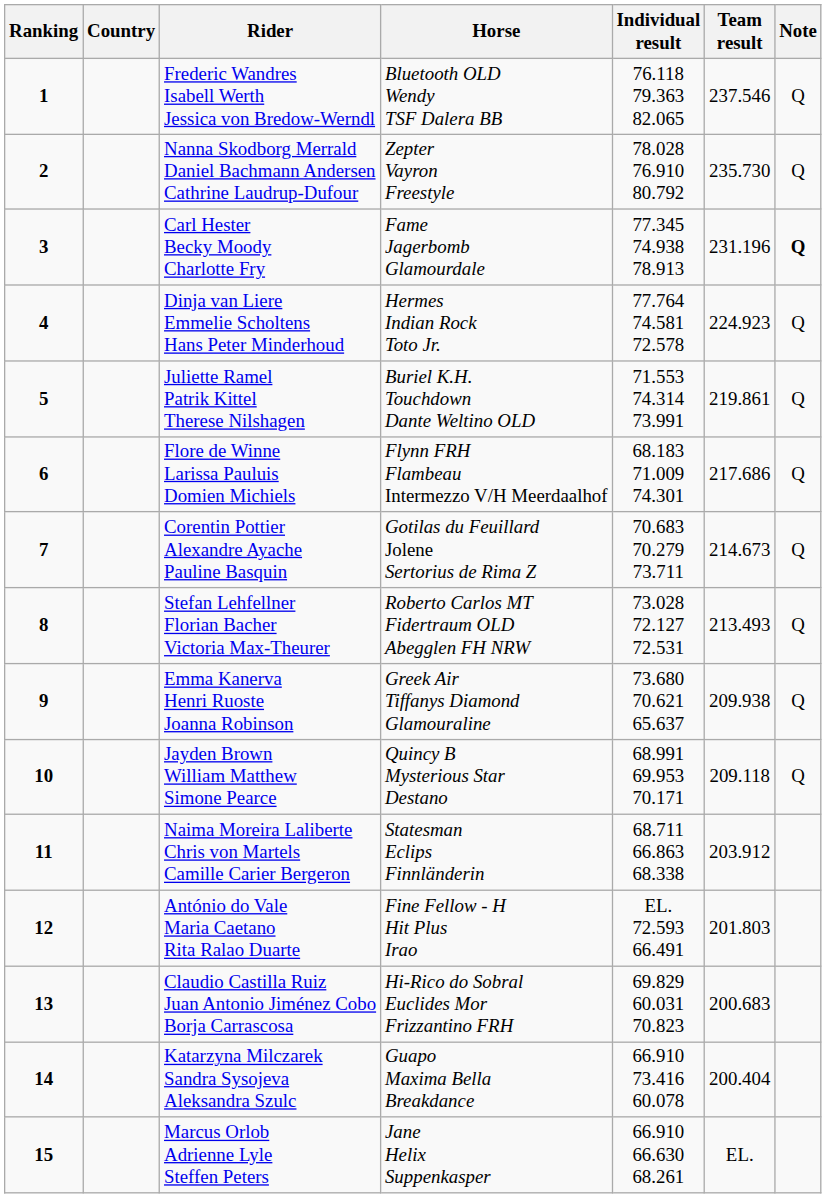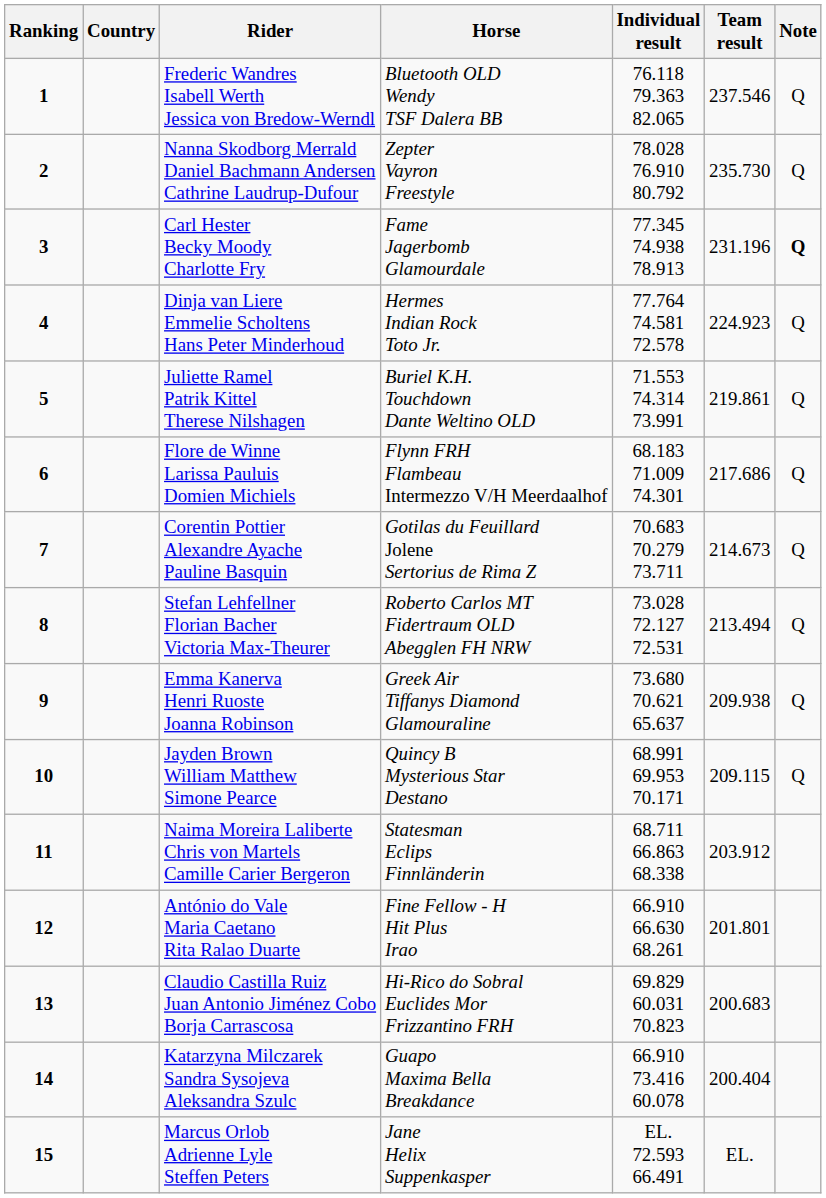(740, 625) 213.493 -> (740, 625) 213.494
(740, 776) 209.118 -> (740, 776) 209.115
(658, 928) EL. 72.593 66.491 -> (658, 928) 66.910 66.630 68.261
(740, 928) 201.803 -> (740, 928) 201.801
(658, 1155) 66.910 66.630 68.261 -> (658, 1155) EL. 72.593 66.491
